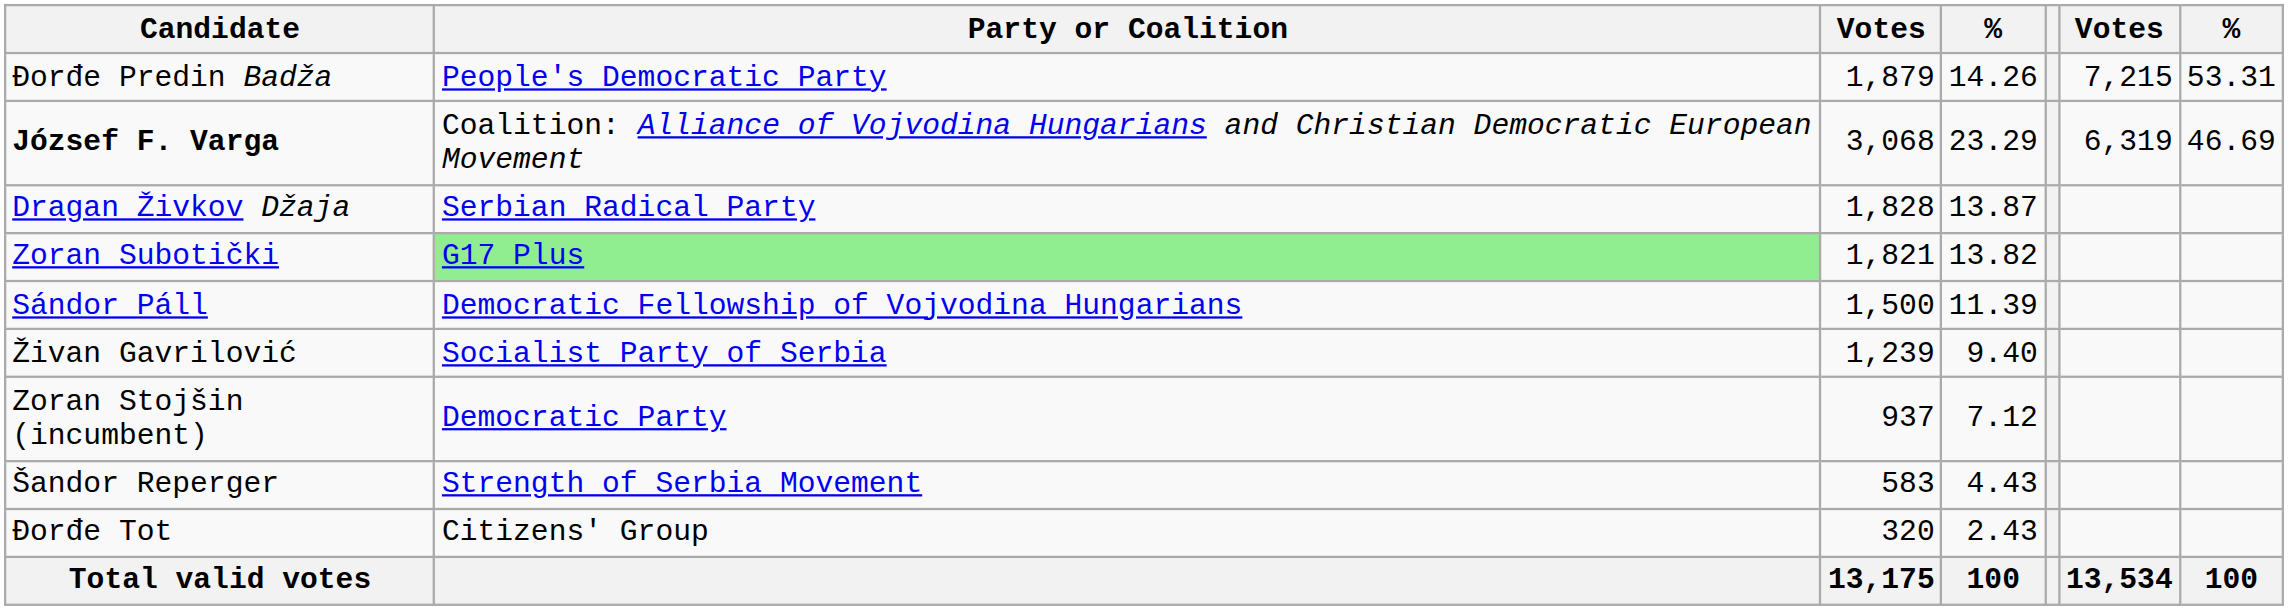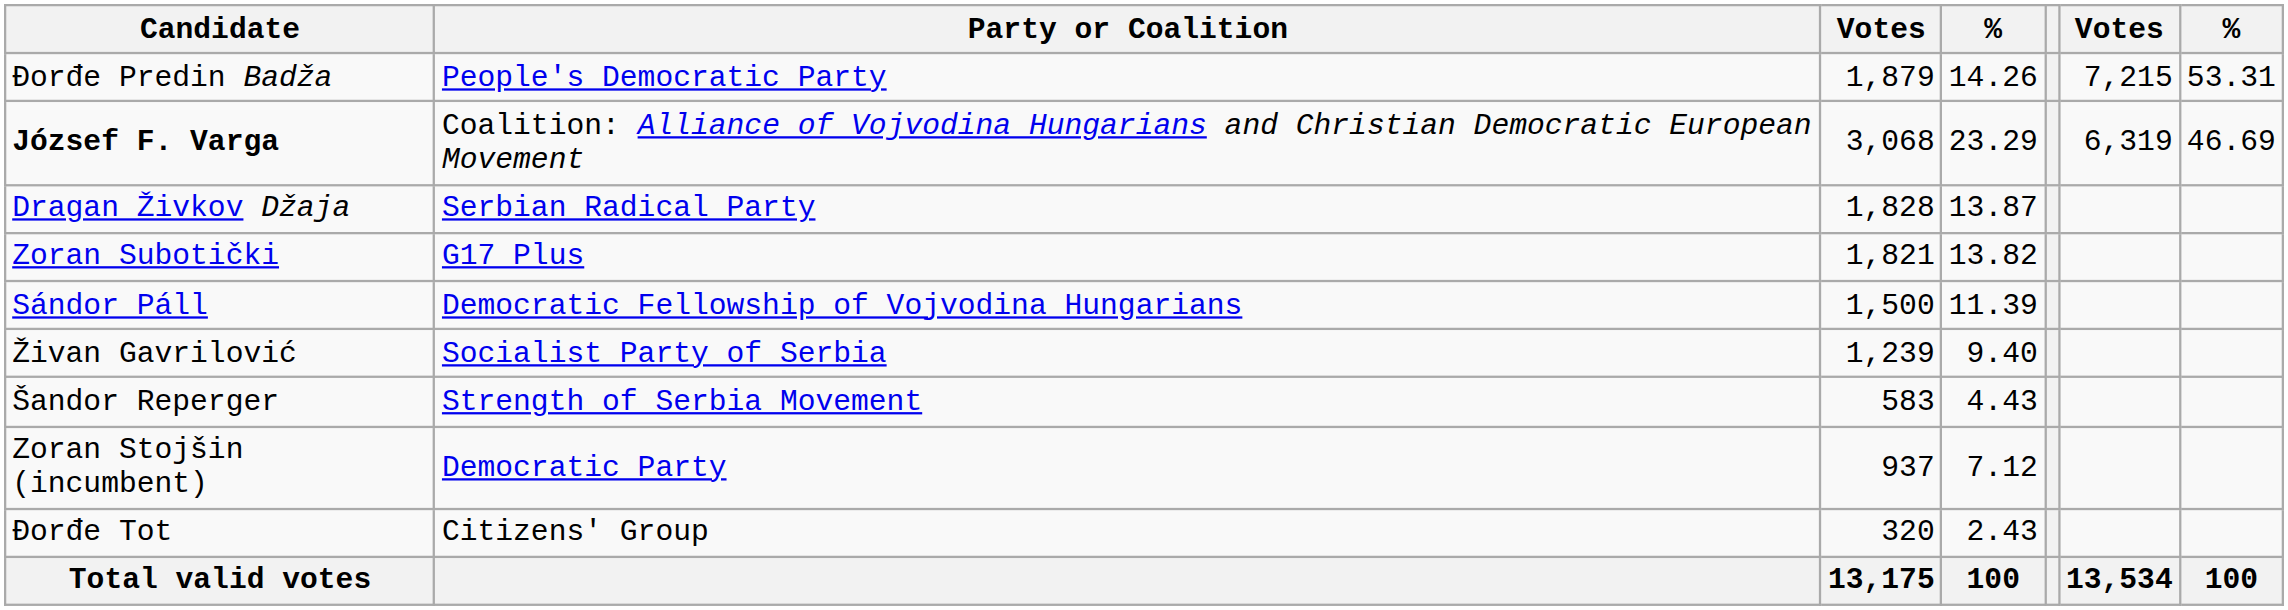(513, 257) lightgreen background -> (513, 257) no background
rows swapped: (128, 419) <-> (146, 484)
